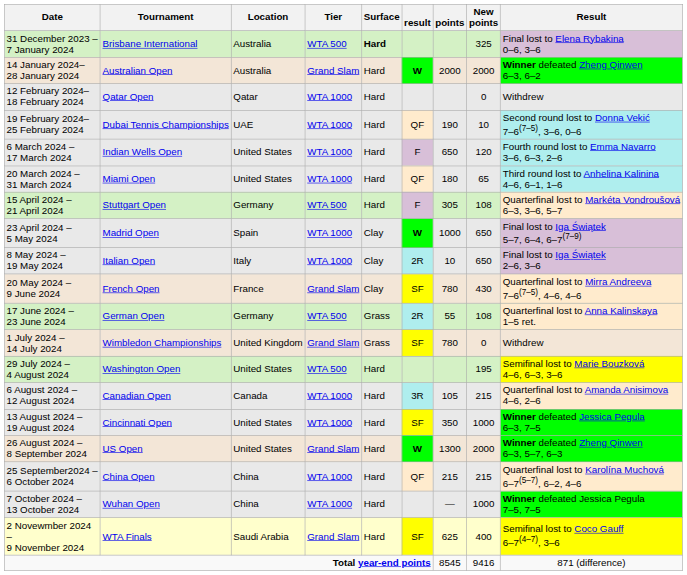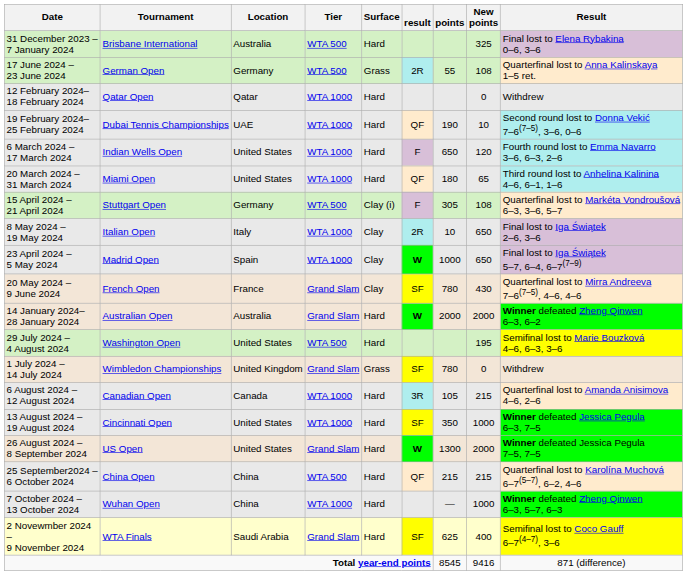(375, 44) bold -> (374, 44) normal
rows swapped: (46, 70) <-> (40, 316)
(374, 205) Hard -> (379, 205) Clay (i)
rows swapped: (39, 233) <-> (36, 261)
rows swapped: (36, 343) <-> (38, 369)
(573, 448) Winner defeated Zheng Qinwen 6–3, 5–7, 6–3 -> (574, 448) Winner defeated Jessica Pegula 7–5, 7–5
(330, 476) WTA 1000 -> (327, 476) WTA 500
(574, 504) Winner defeated Jessica Pegula 7–5, 7–5 -> (573, 504) Winner defeated Zheng Qinwen 6–3, 5–7, 6–3
